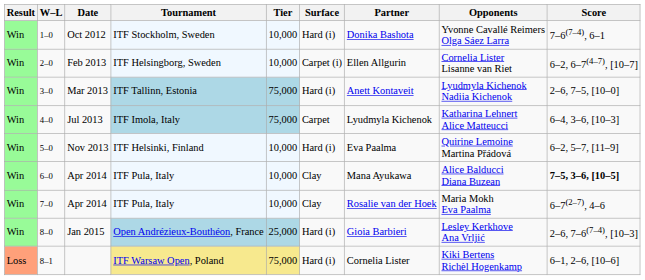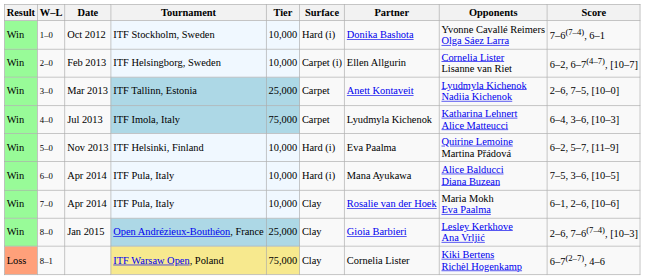(283, 91) 75,000 -> (283, 91) 25,000
(319, 91) Hard (i) -> (316, 91) Carpet
(312, 176) Clay -> (319, 176) Hard (i)
(584, 176) bold -> (584, 176) normal
(577, 204) 6–7(2–7), 4–6 -> (584, 204) 6–1, 2–6, [10–6]
(319, 232) Hard (i) -> (312, 232) Clay
(319, 260) Hard (i) -> (312, 260) Clay
(584, 260) 6–1, 2–6, [10–6] -> (577, 260) 6–7(2–7), 4–6
